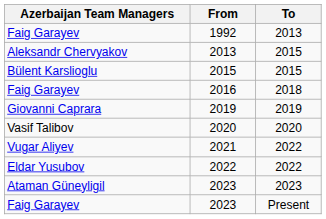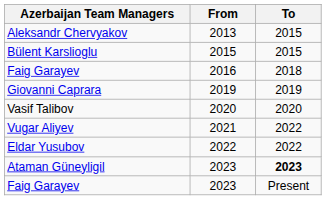- row: (43, 33)
(289, 185) normal -> (289, 166) bold
